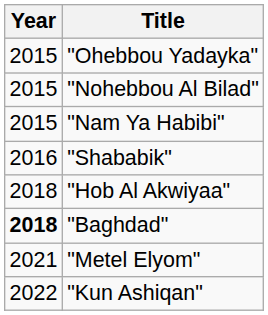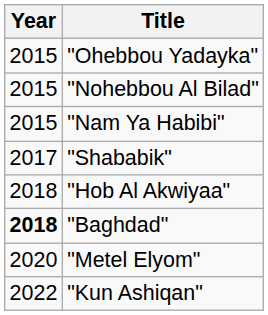(33, 157) 2016 -> (33, 157) 2017
(33, 259) 2021 -> (33, 259) 2020
